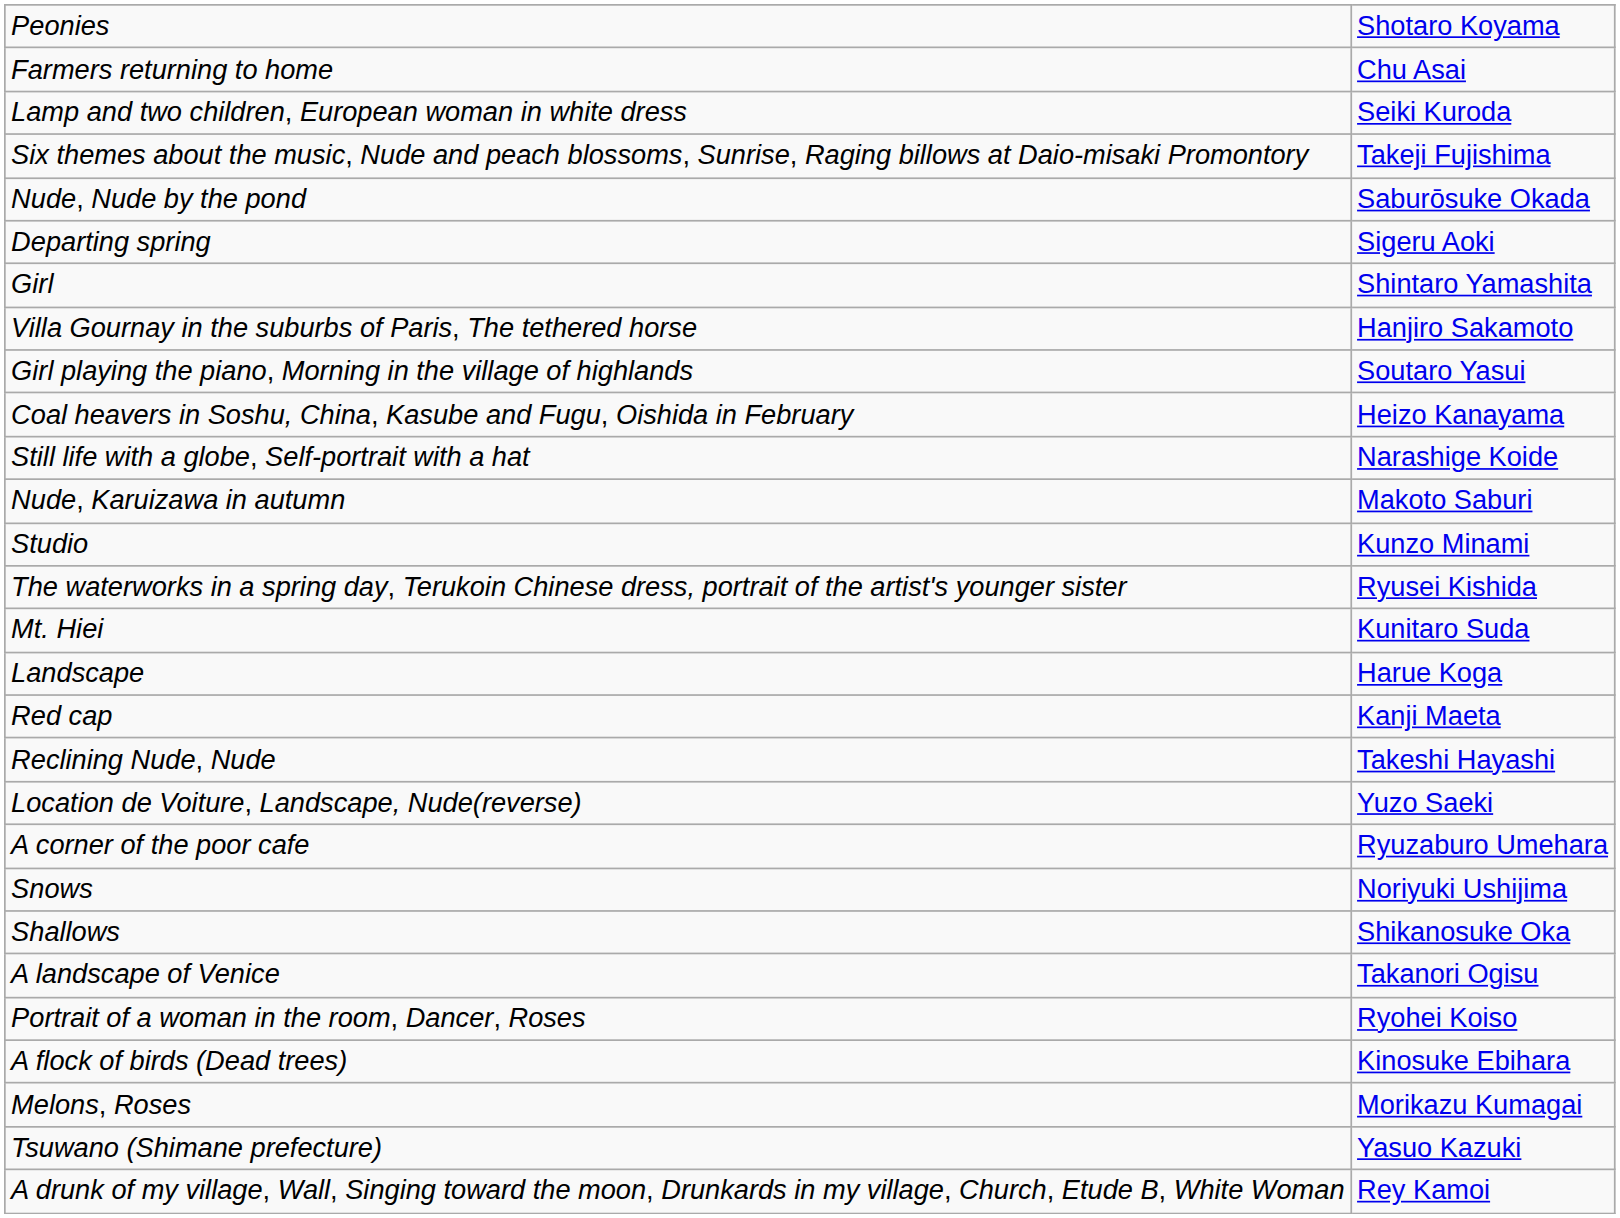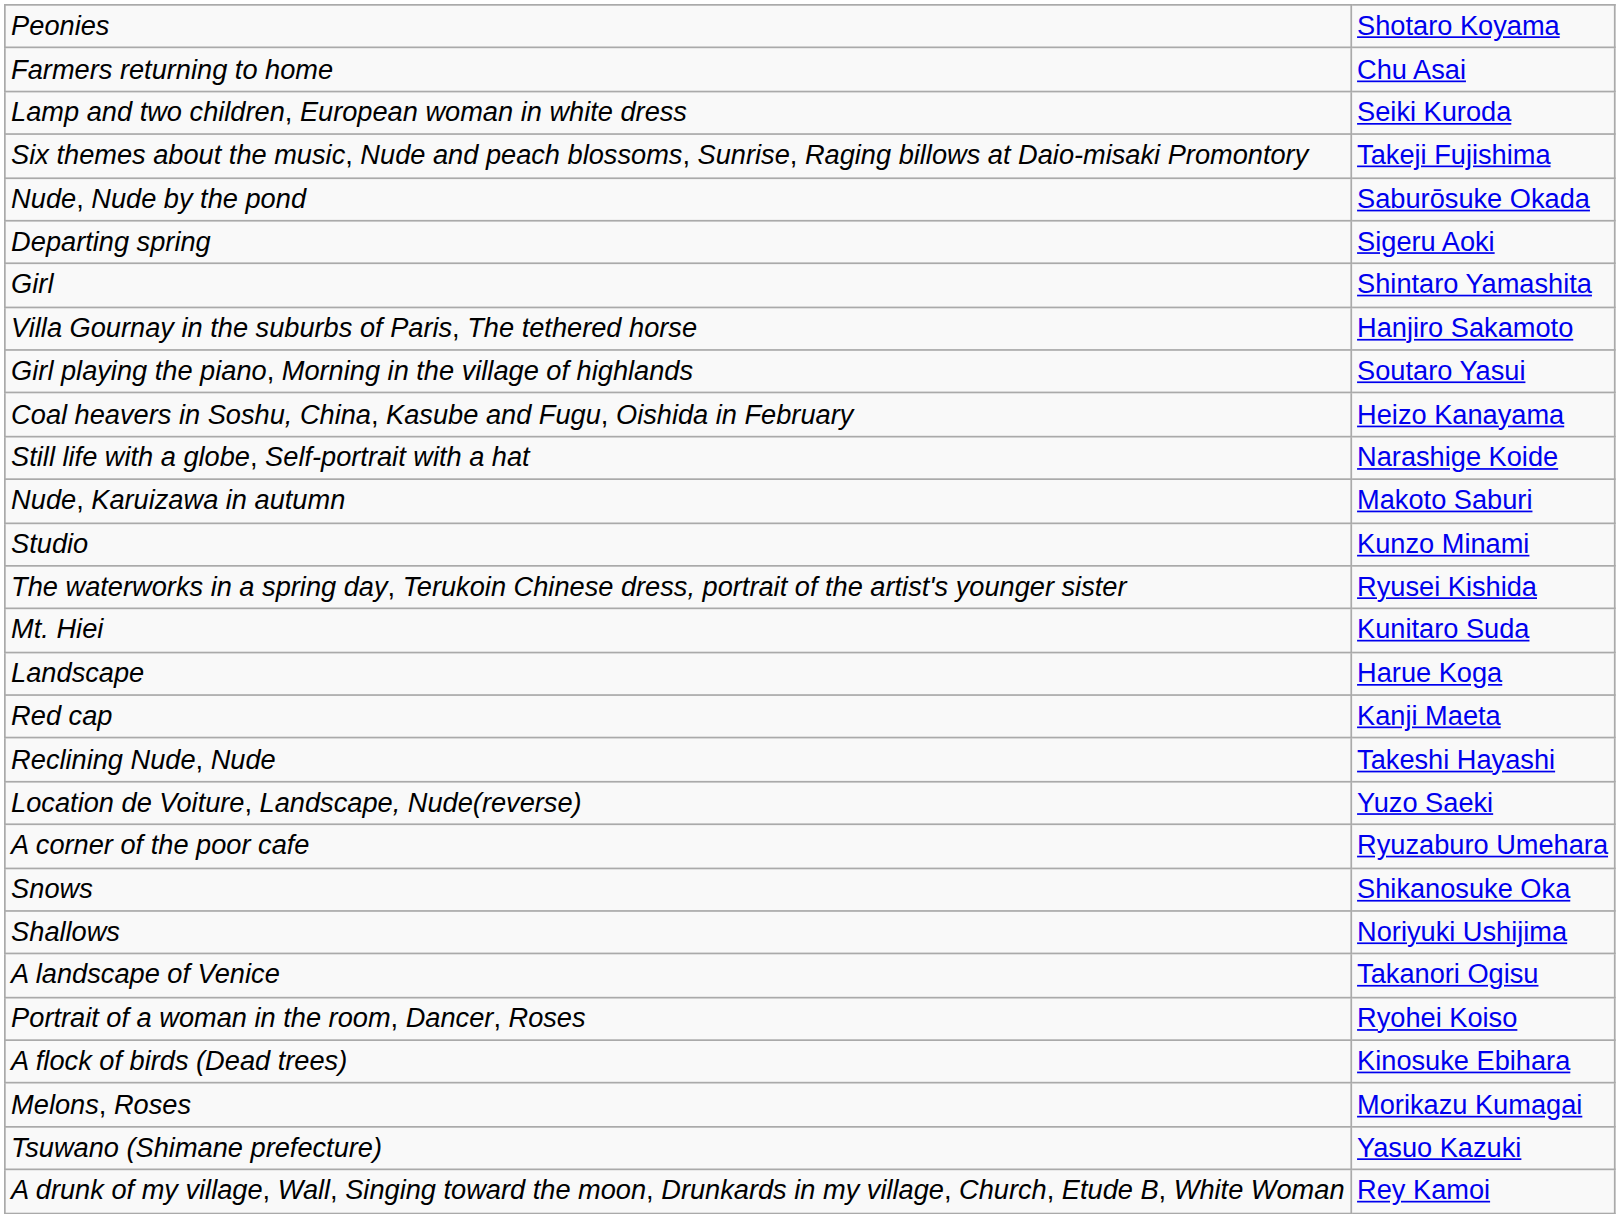(1462, 888) Noriyuki Ushijima -> (1464, 888) Shikanosuke Oka
(1464, 931) Shikanosuke Oka -> (1462, 931) Noriyuki Ushijima
